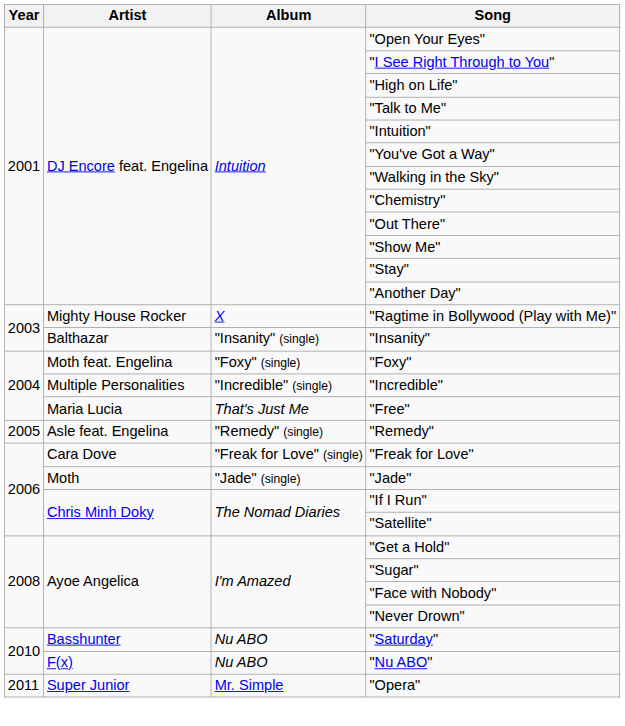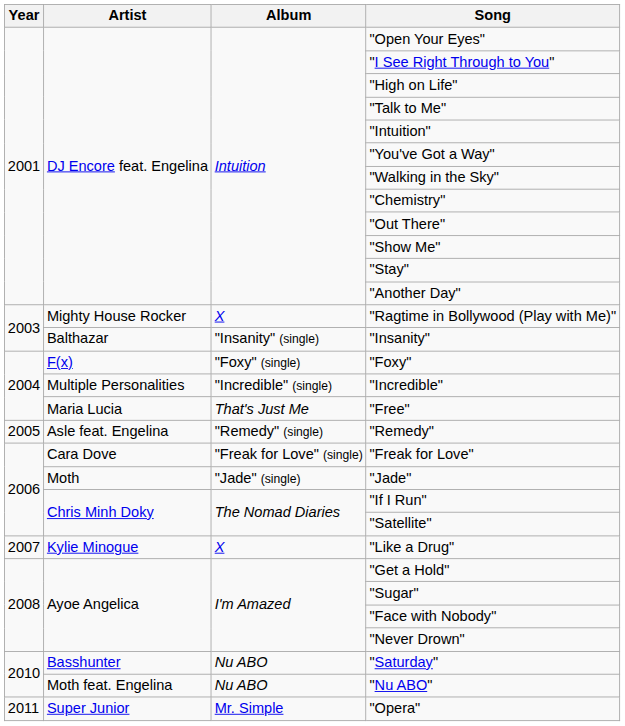(110, 362) Moth feat. Engelina -> (60, 362) F(x)
+ row: (412, 547)
(60, 662) F(x) -> (110, 685) Moth feat. Engelina
